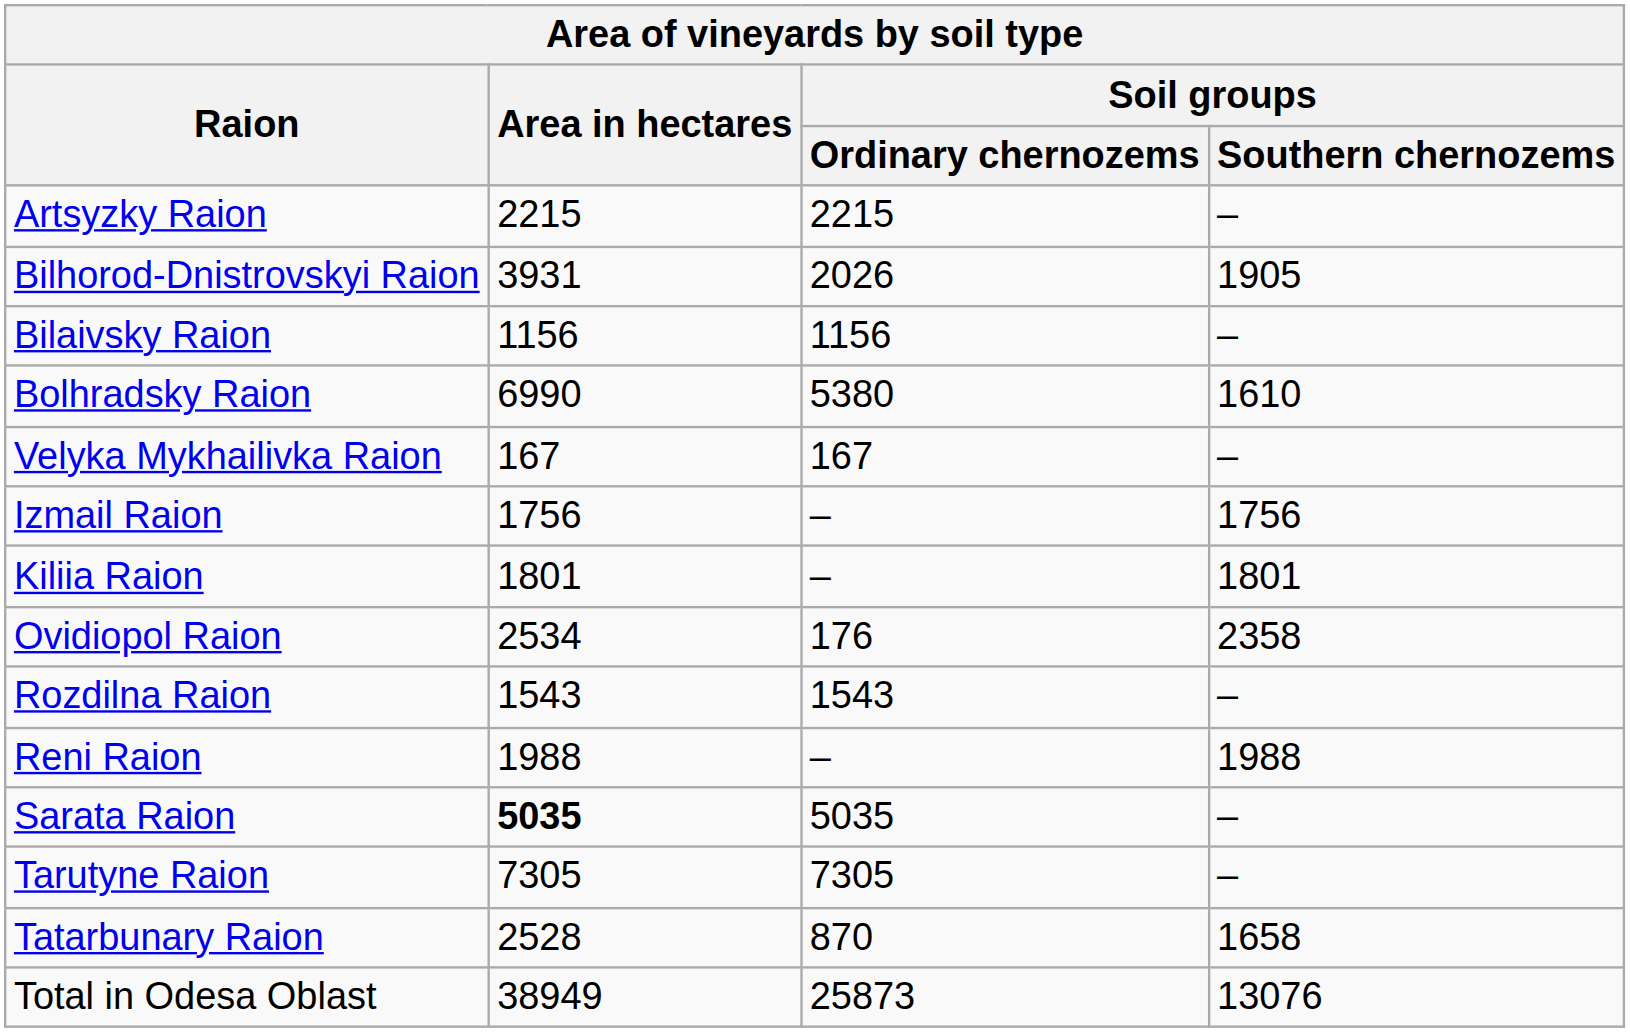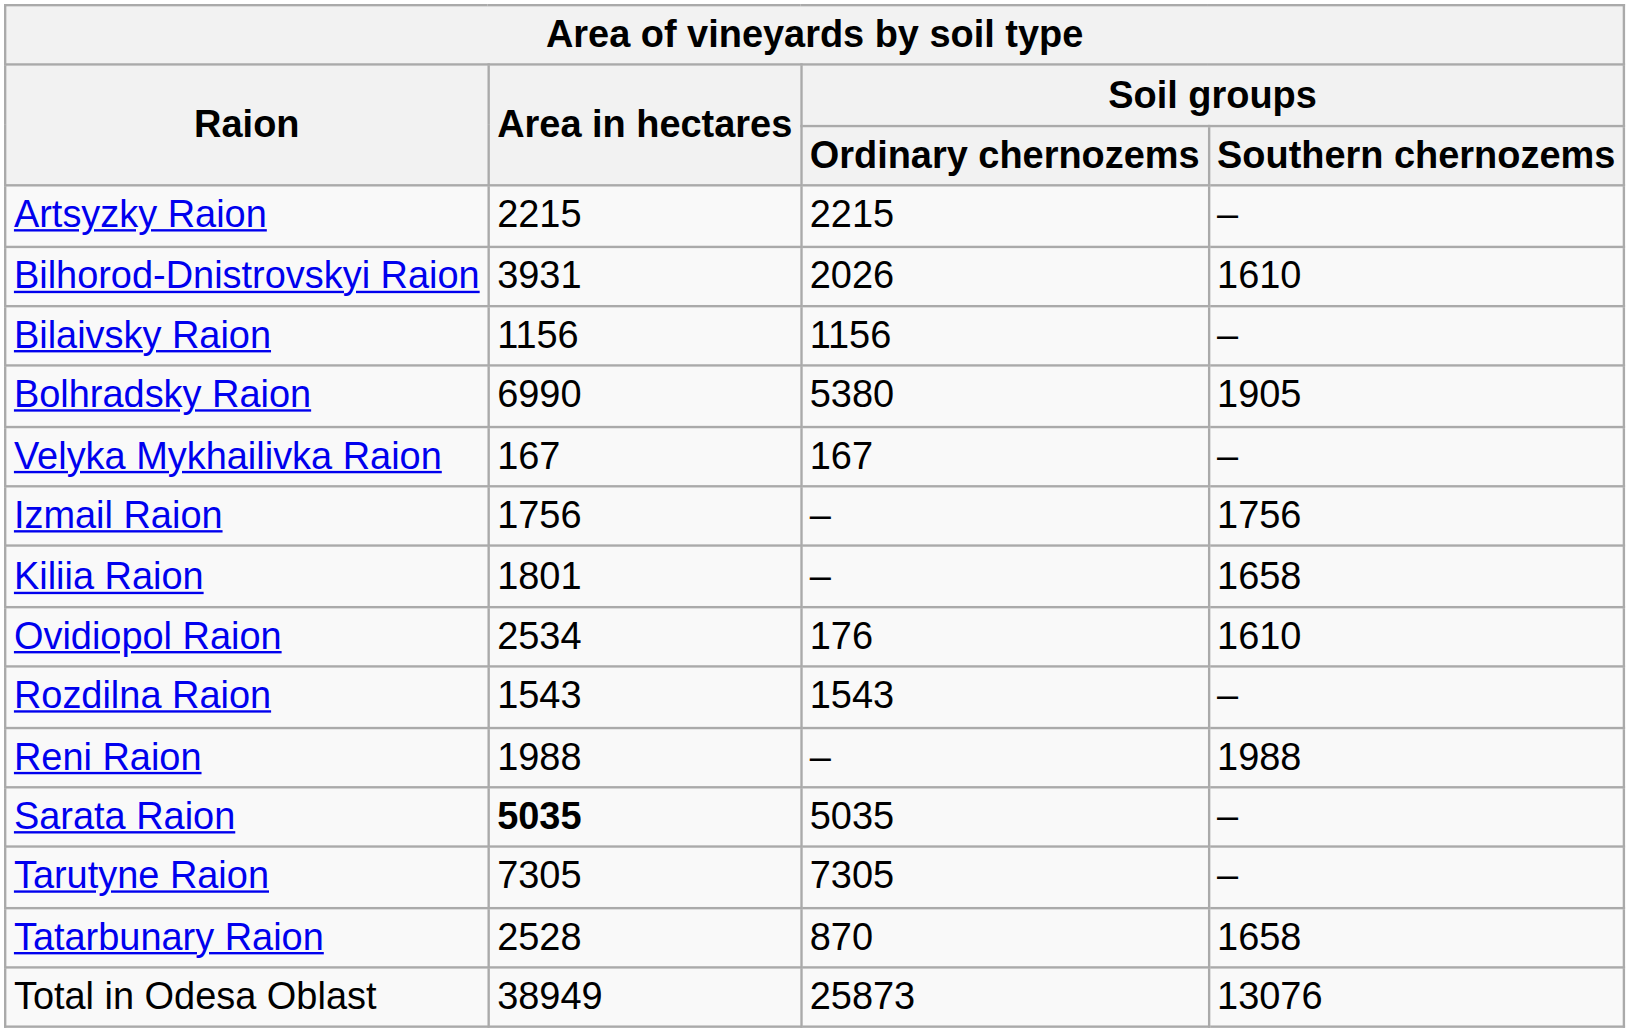(1259, 275) 1905 -> (1259, 275) 1610
(1259, 395) 1610 -> (1259, 395) 1905
(1259, 575) 1801 -> (1259, 575) 1658
(1259, 635) 2358 -> (1259, 635) 1610
